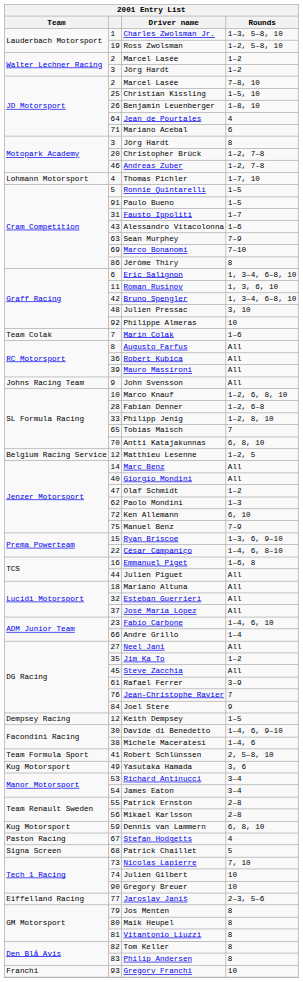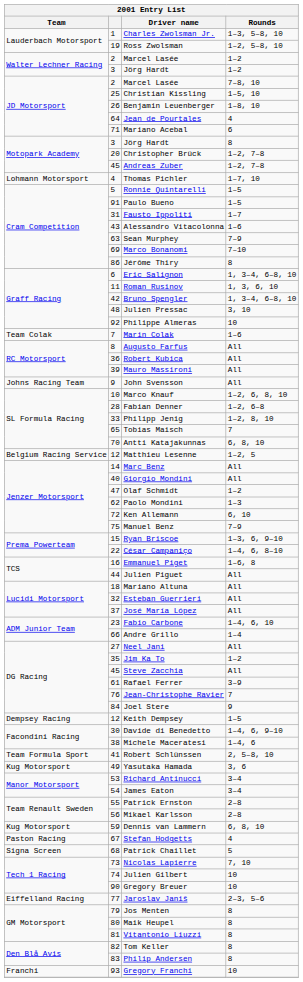(115, 167) 46 -> (115, 167) 45
